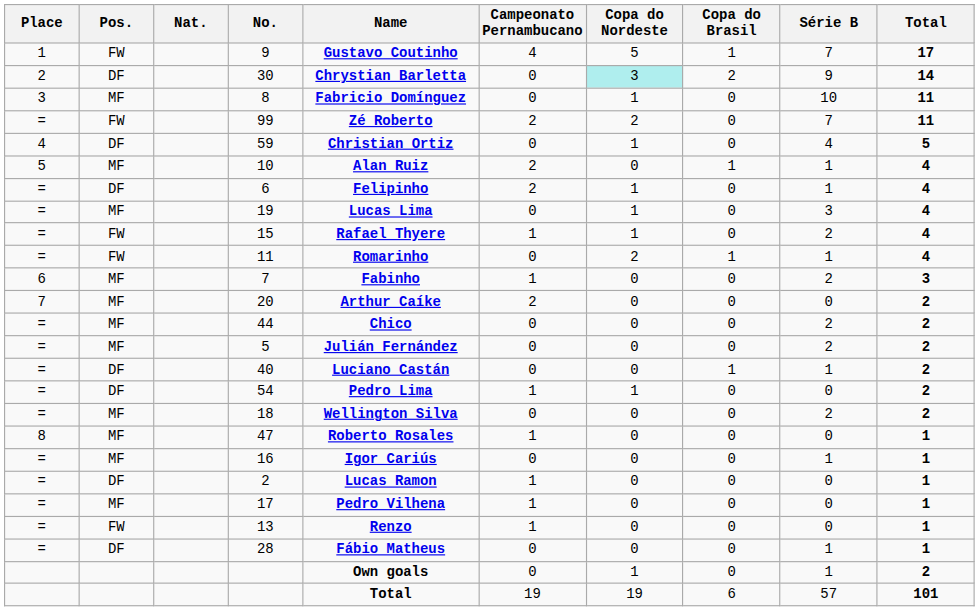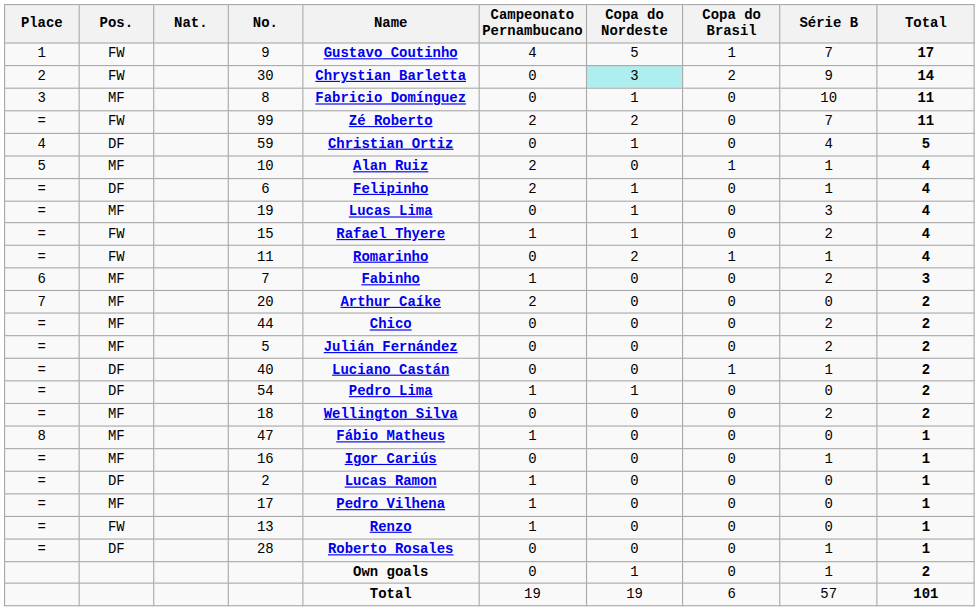(116, 77) DF -> (116, 77) FW
(391, 438) Roberto Rosales -> (391, 438) Fábio Matheus
(391, 550) Fábio Matheus -> (391, 550) Roberto Rosales
